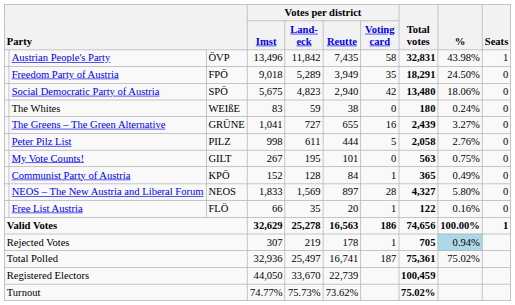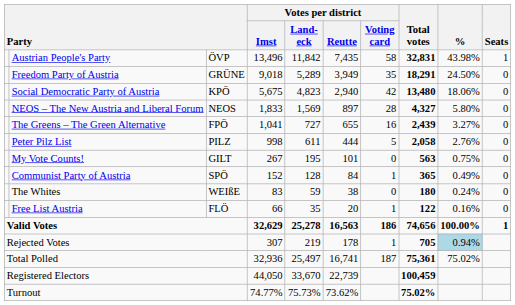(218, 74) FPÖ -> (227, 74) GRÜNE
(218, 91) SPÖ -> (219, 91) KPÖ
rows swapped: (108, 192) <-> (36, 108)
(227, 125) GRÜNE -> (218, 125) FPÖ
(219, 175) KPÖ -> (218, 175) SPÖ
